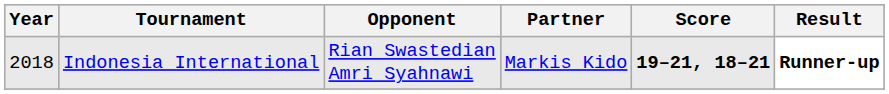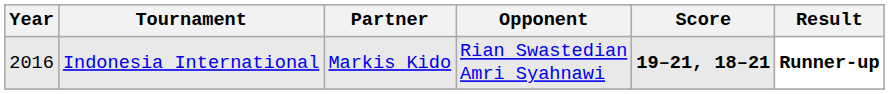columns swapped: (566, 20) <-> (412, 20)
(32, 62) 2018 -> (32, 62) 2016
